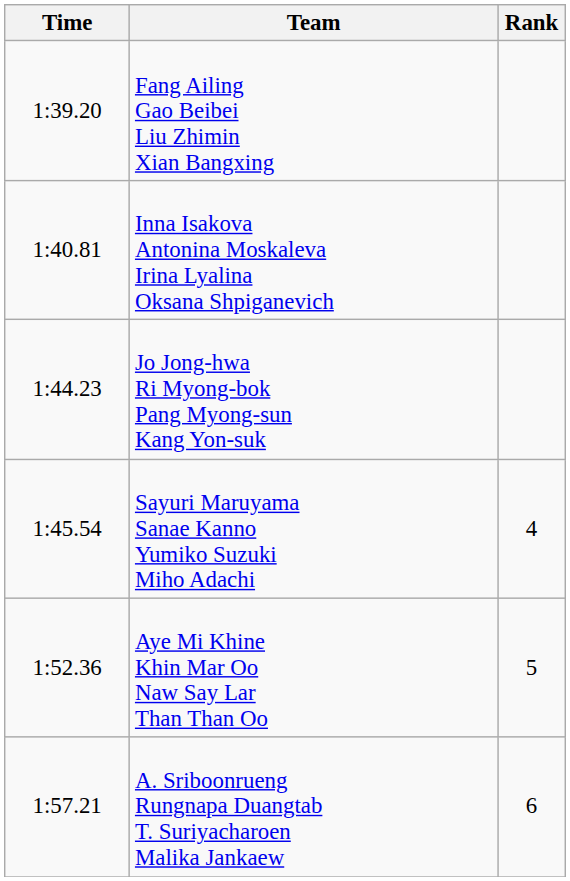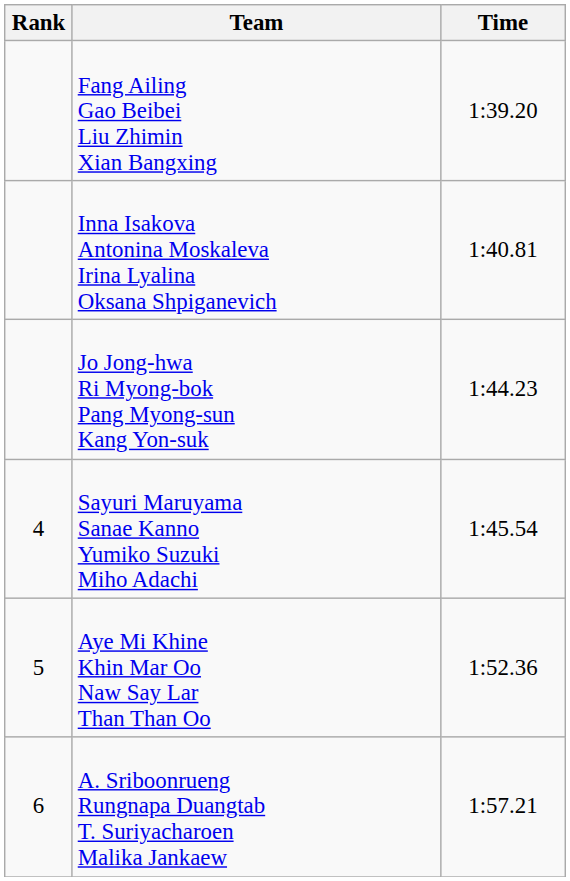columns swapped: (532, 22) <-> (67, 22)
